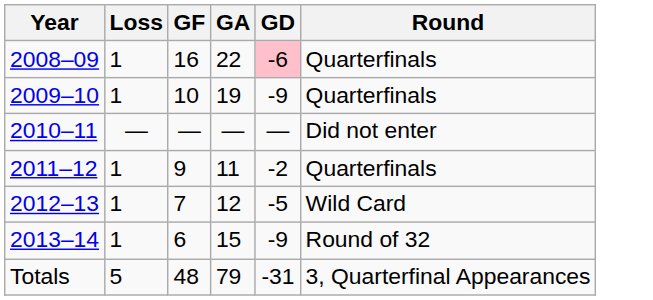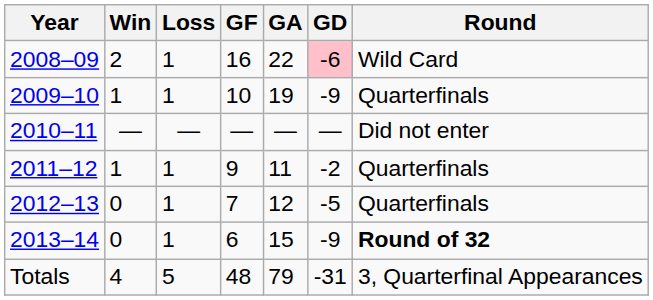+ column: (130, 22)
(371, 58) Quarterfinals -> (408, 58) Wild Card
(356, 204) Wild Card -> (423, 204) Quarterfinals
(368, 240) normal -> (424, 240) bold
